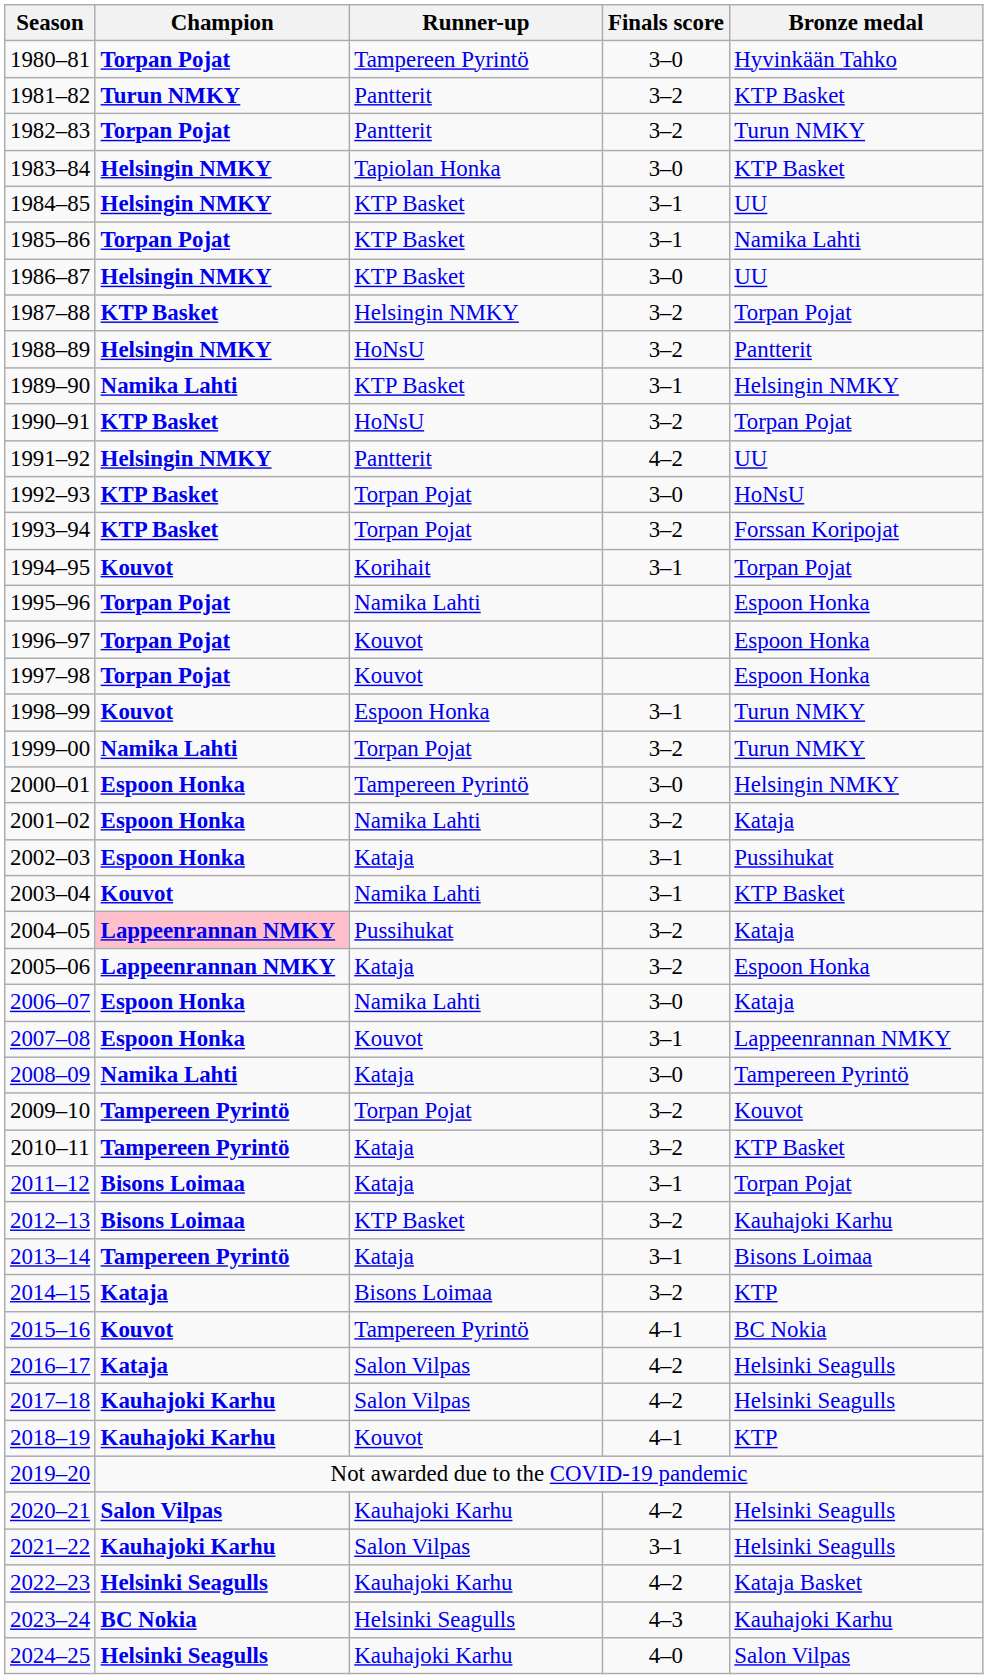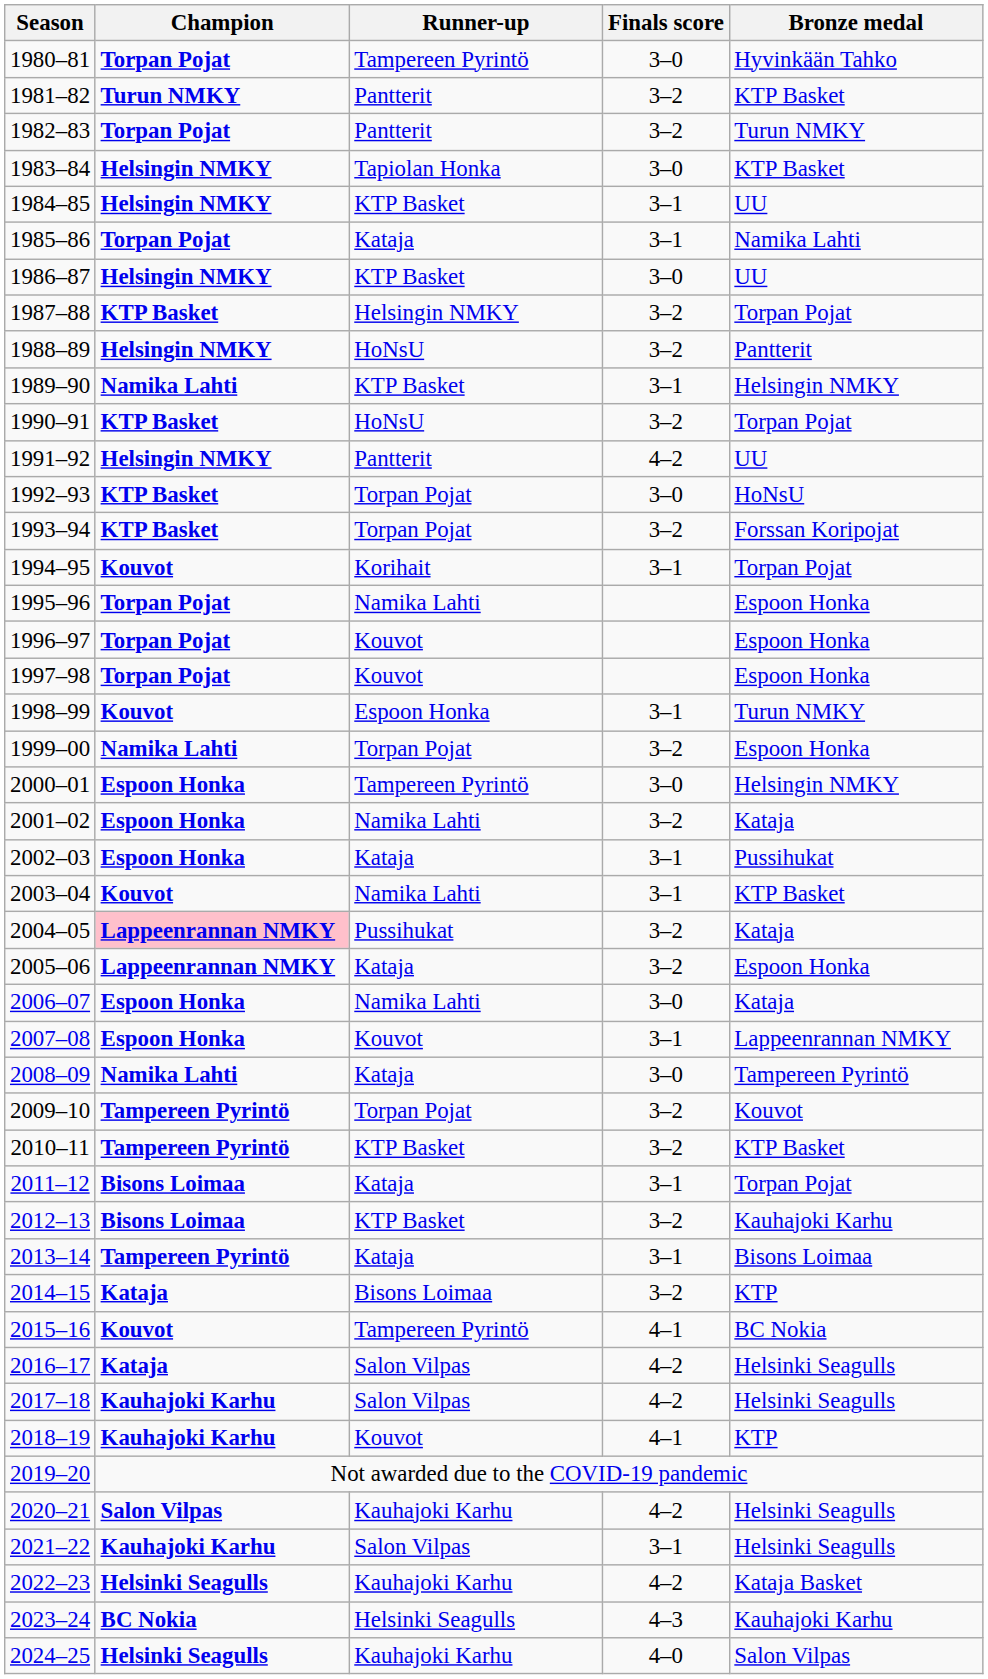(409, 240) KTP Basket -> (384, 240) Kataja
(800, 748) Turun NMKY -> (802, 748) Espoon Honka
(384, 1147) Kataja -> (409, 1147) KTP Basket
